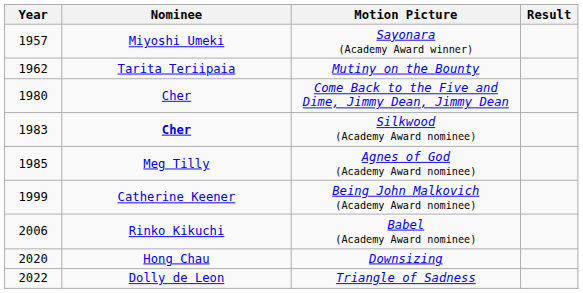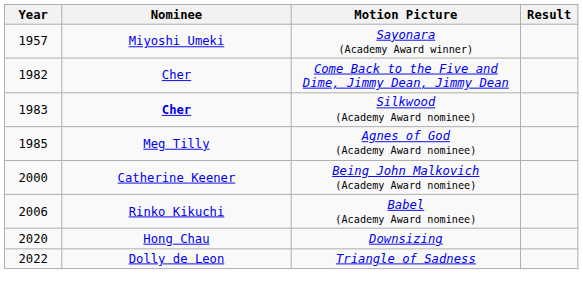- row: (406, 68)
(33, 95) 1980 -> (33, 75) 1982
(33, 197) 1999 -> (33, 177) 2000
